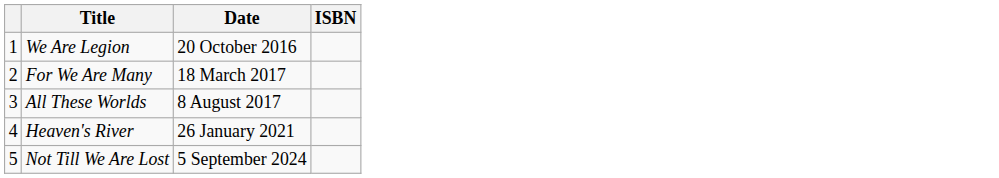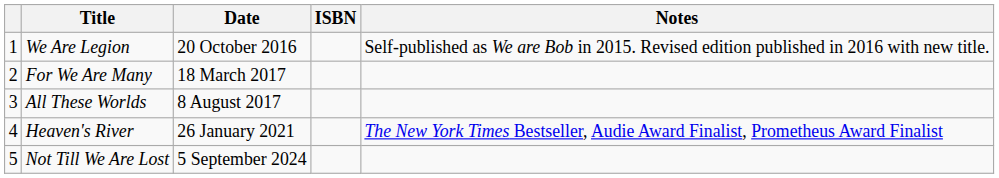+ column: (677, 18)
